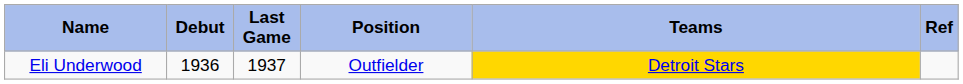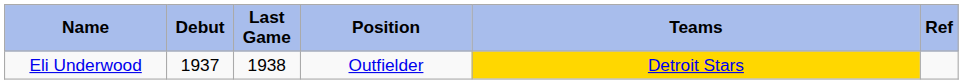(200, 65) 1936 -> (200, 65) 1937
(267, 65) 1937 -> (267, 65) 1938
